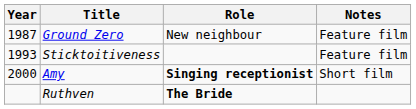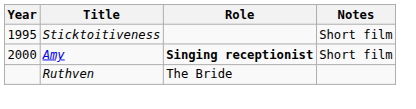- row: (83, 34)
(22, 54) 1993 -> (22, 34) 1995
(363, 54) Feature film -> (356, 34) Short film
(199, 94) bold -> (199, 74) normal
